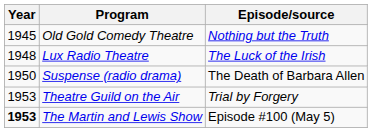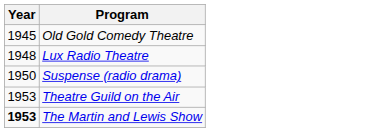- column: (286, 14)
